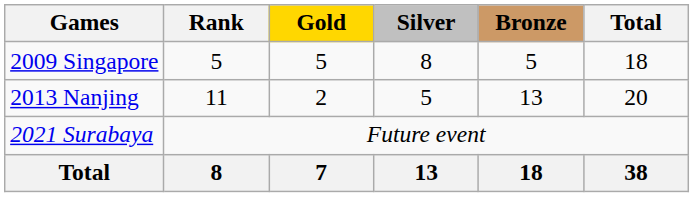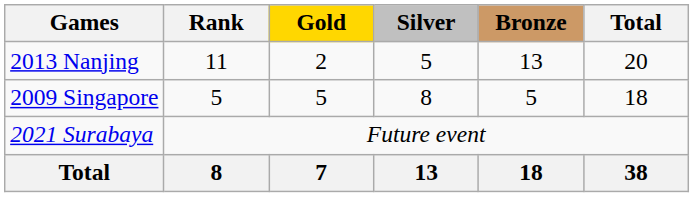rows swapped: (84, 60) <-> (75, 97)
